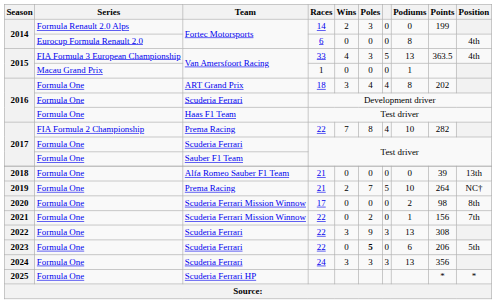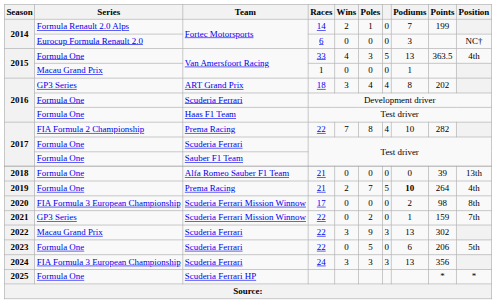(370, 26) 3 -> (370, 26) 1
(410, 26) 0 -> (410, 26) 7
(410, 41) 8 -> (410, 41) 3
(474, 41) 4th -> (474, 41) NC†
(109, 56) FIA Formula 3 European Championship -> (61, 56) Formula One
(61, 85) Formula One -> (57, 85) GP3 Series
(410, 188) normal -> (410, 188) bold
(474, 188) NC† -> (474, 188) 4th
(61, 203) Formula One -> (109, 203) FIA Formula 3 European Championship
(61, 218) Formula One -> (57, 218) GP3 Series
(442, 218) 156 -> (442, 218) 159
(61, 233) Formula One -> (70, 233) Macau Grand Prix
(442, 233) 308 -> (442, 233) 302
(370, 247) bold -> (370, 247) normal
(61, 262) Formula One -> (109, 262) FIA Formula 3 European Championship
